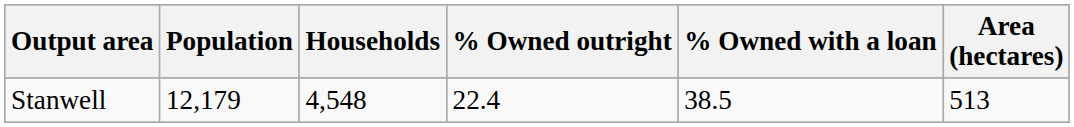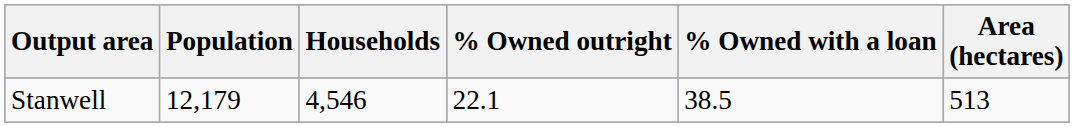(336, 99) 4,548 -> (336, 99) 4,546
(476, 99) 22.4 -> (476, 99) 22.1
